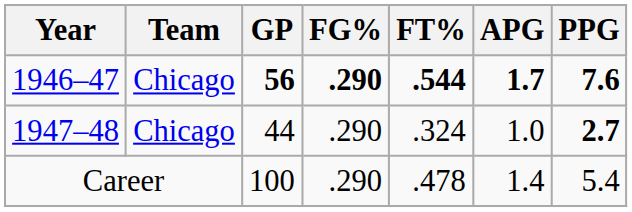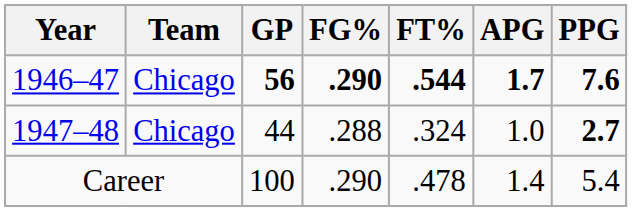(355, 130) .290 -> (355, 130) .288
